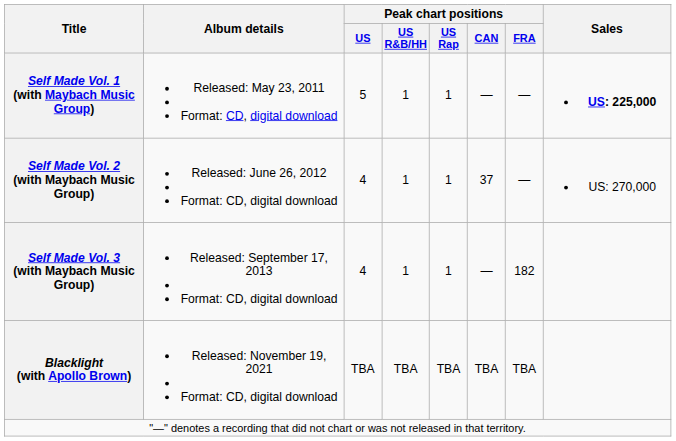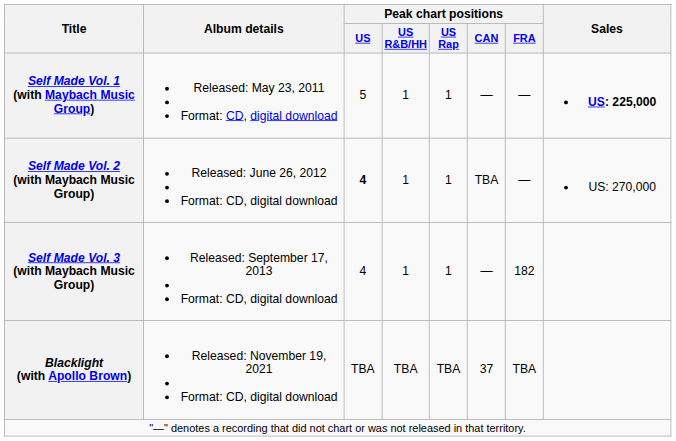(363, 180) normal -> (363, 180) bold
(486, 180) 37 -> (486, 180) TBA
(486, 370) TBA -> (486, 370) 37
